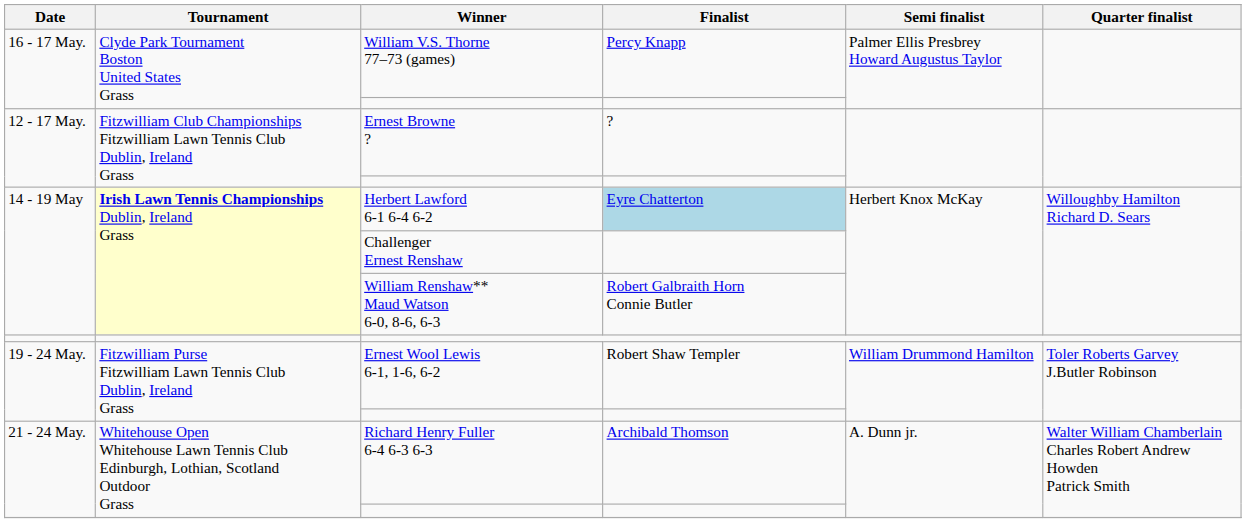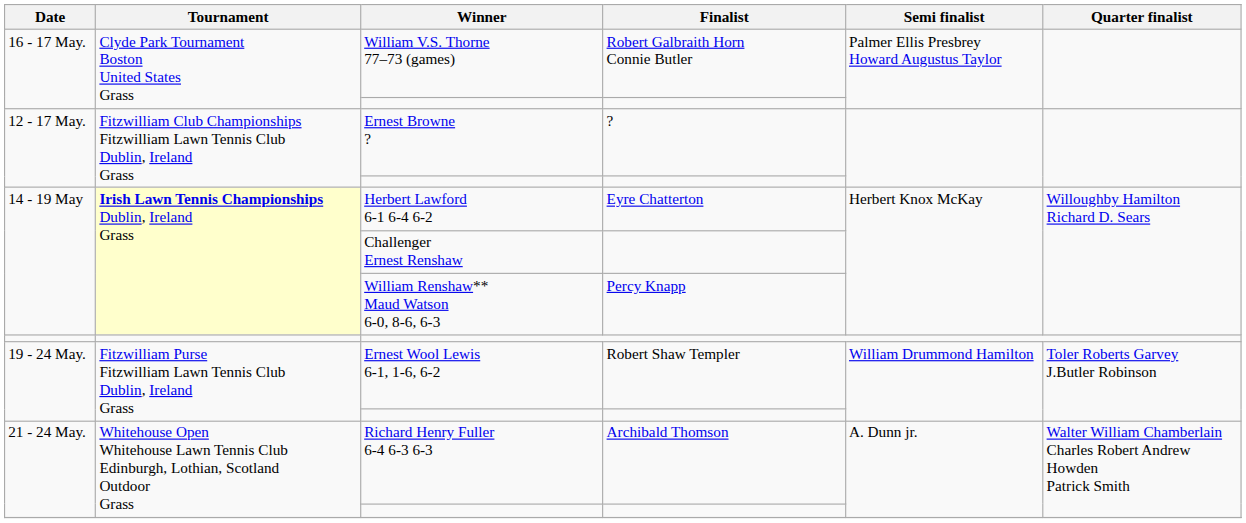(646, 41) Percy Knapp -> (676, 50) Robert Galbraith Horn Connie Butler
(655, 199) lightblue background -> (655, 199) no background
(676, 294) Robert Galbraith Horn Connie Butler -> (646, 285) Percy Knapp
